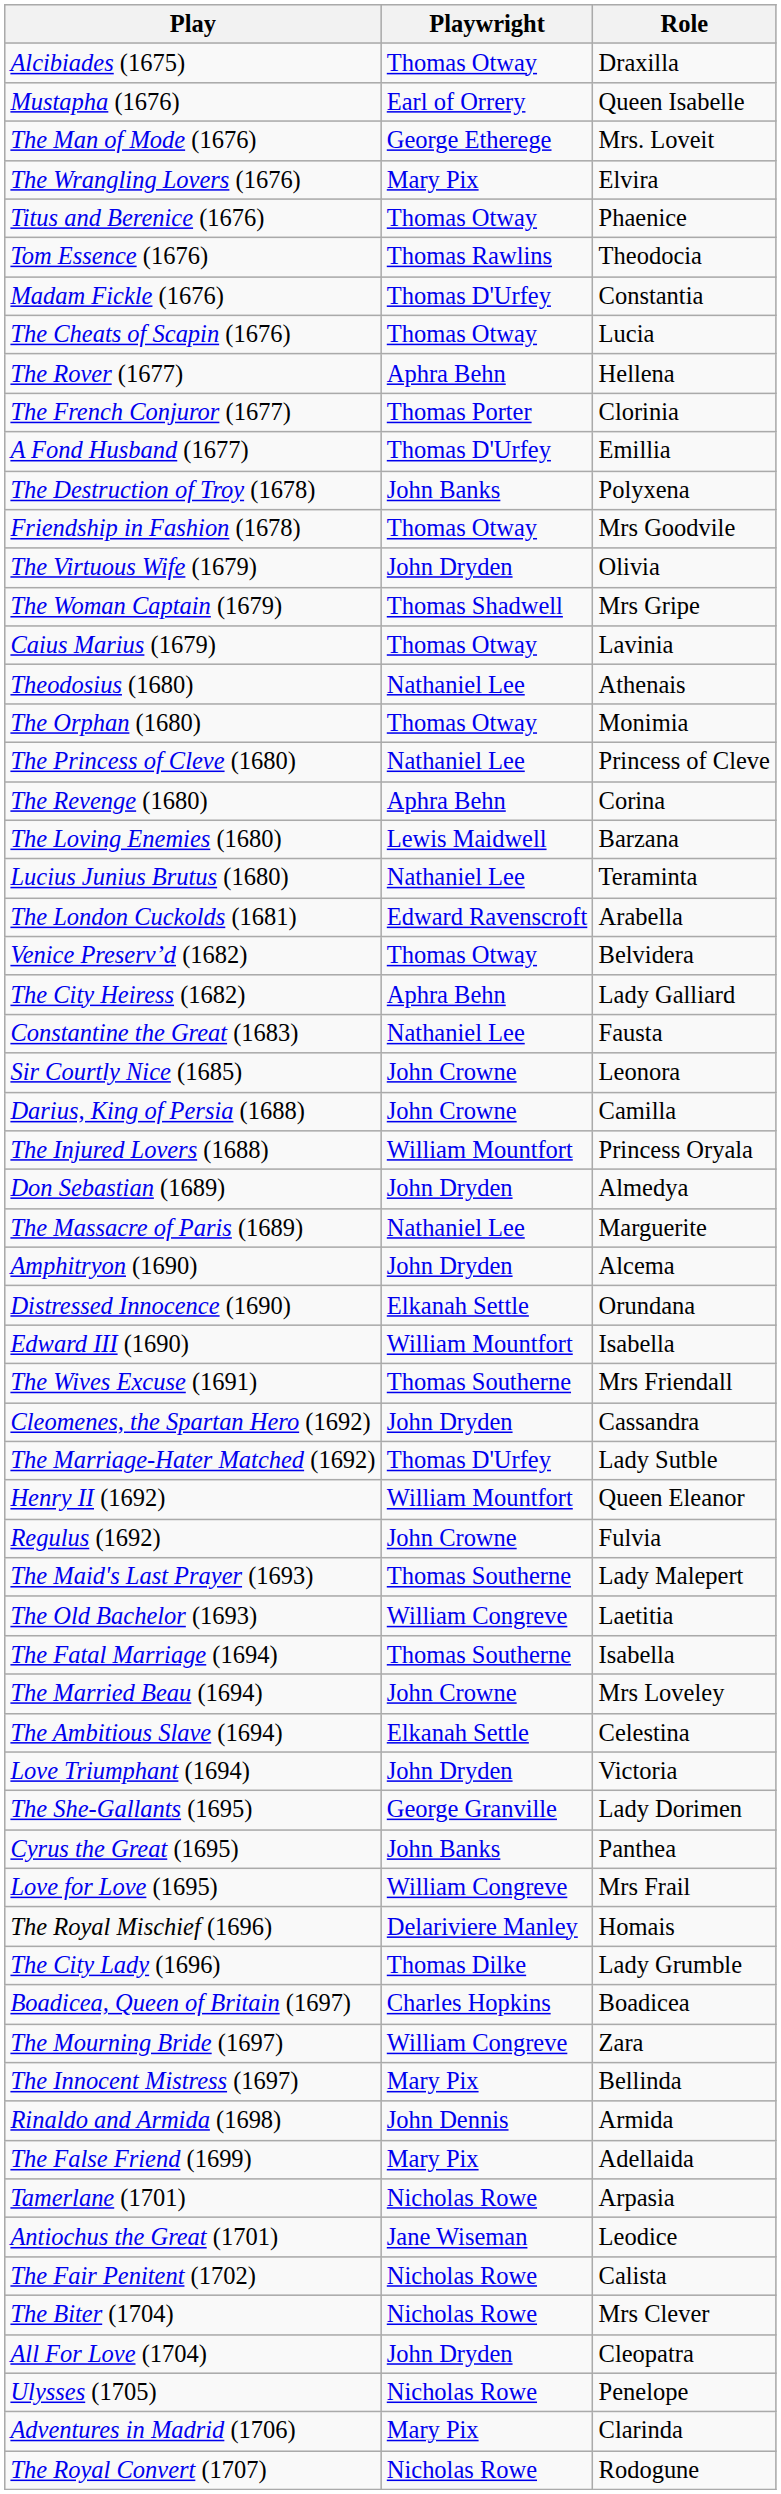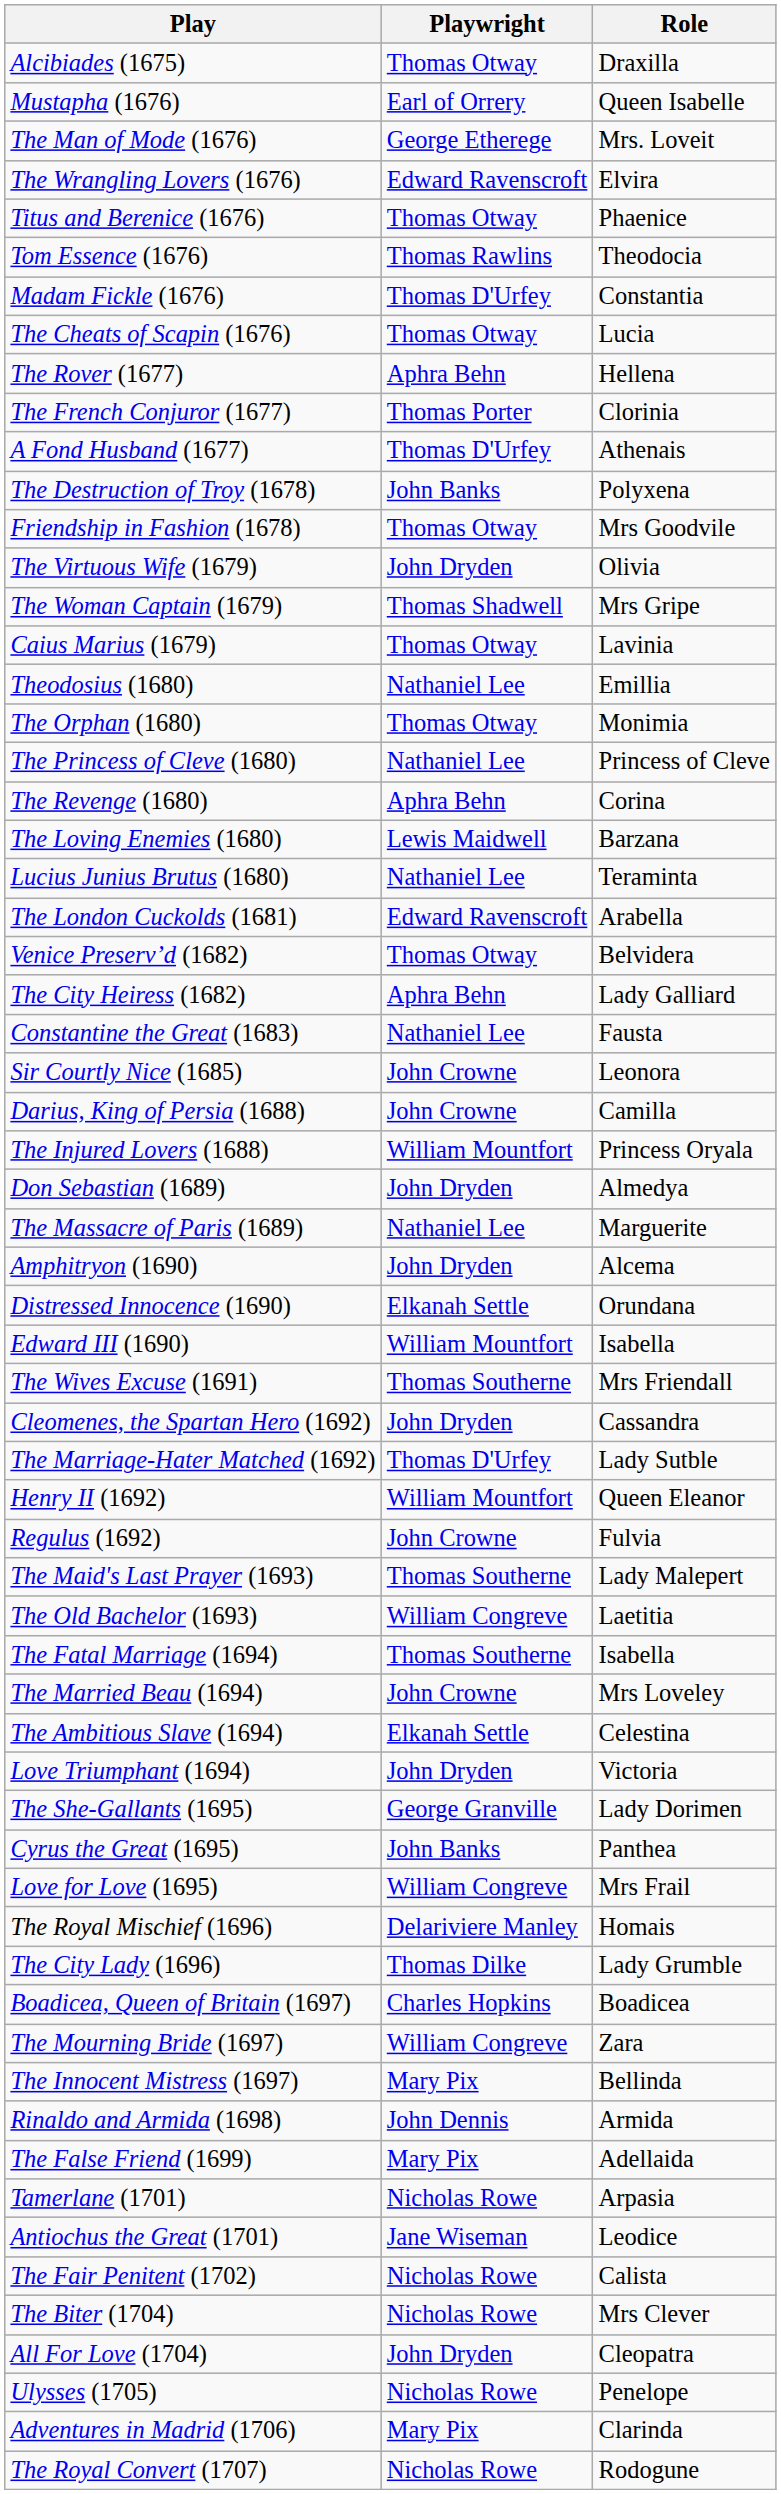(433, 179) Mary Pix -> (487, 179) Edward Ravenscroft
(635, 450) Emillia -> (642, 450) Athenais
(642, 683) Athenais -> (635, 683) Emillia
